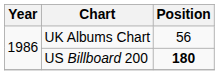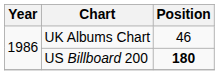(184, 37) 56 -> (184, 37) 46
